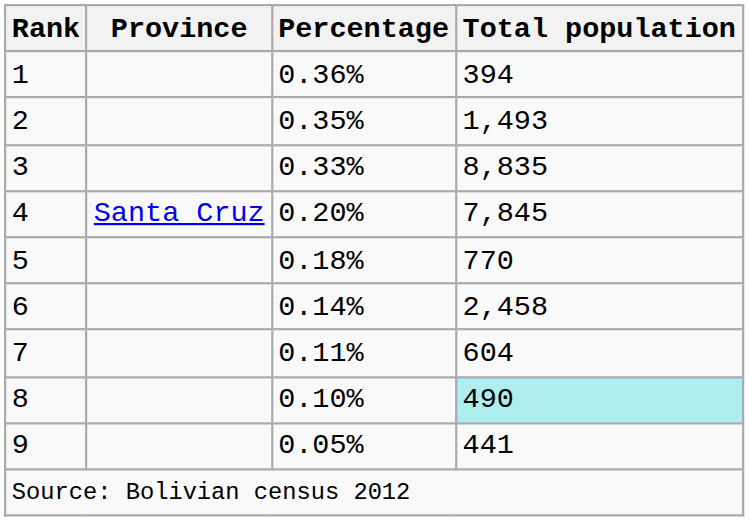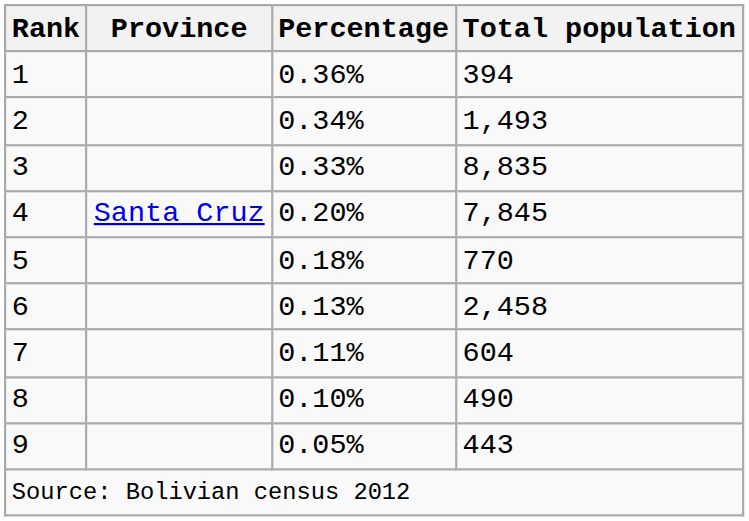(321, 121) 0.35% -> (321, 121) 0.34%
(321, 307) 0.14% -> (321, 307) 0.13%
(488, 400) paleturquoise background -> (488, 400) no background
(488, 446) 441 -> (488, 446) 443
